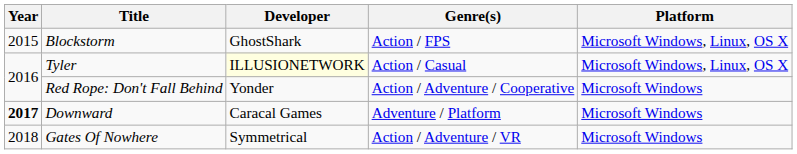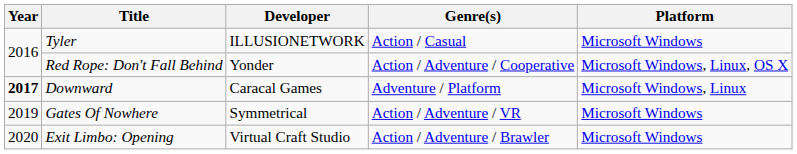- row: (80, 40)
(297, 64) lightyellow background -> (297, 40) no background
(685, 64) Microsoft Windows, Linux, OS X -> (642, 40) Microsoft Windows
(642, 88) Microsoft Windows -> (685, 64) Microsoft Windows, Linux, OS X
(642, 112) Microsoft Windows -> (664, 88) Microsoft Windows, Linux
(23, 137) 2018 -> (23, 112) 2019
+ row: (110, 137)
